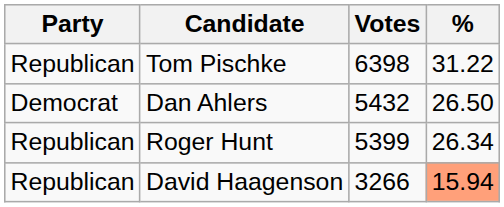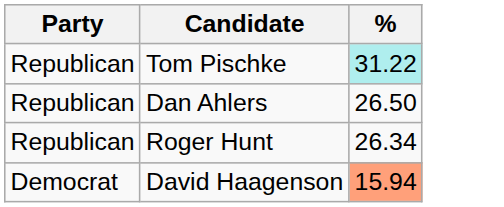- column: (387, 24)
(463, 63) no background -> (386, 63) paleturquoise background
(64, 102) Democrat -> (73, 102) Republican
(73, 181) Republican -> (64, 181) Democrat
